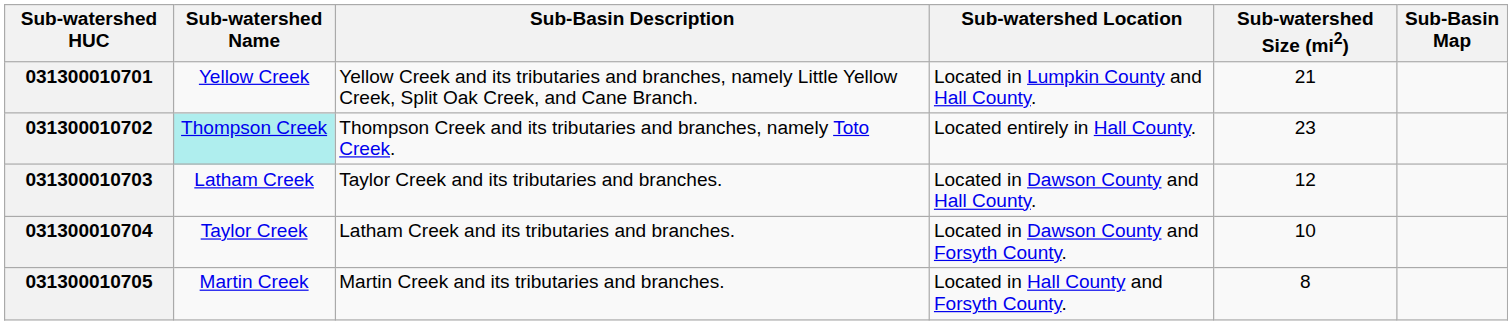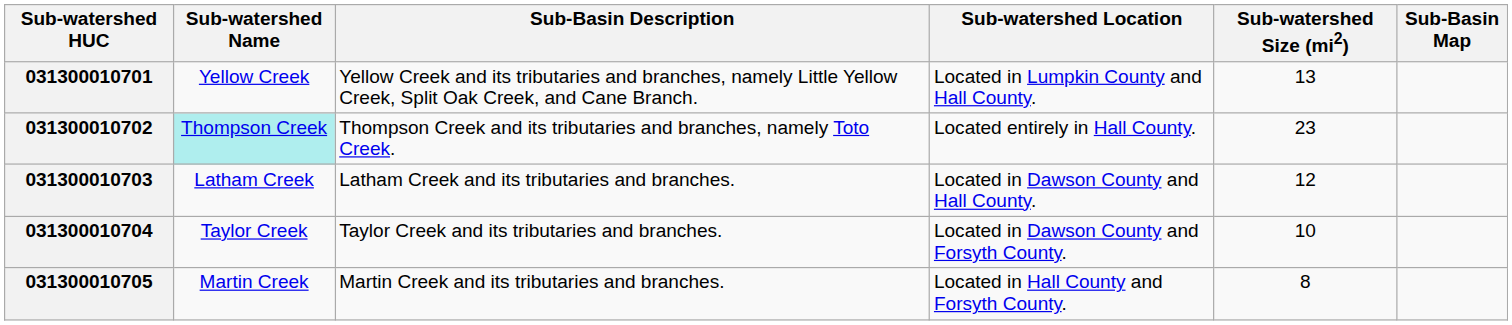(1305, 76) 21 -> (1305, 76) 13
(531, 179) Taylor Creek and its tributaries and branches. -> (537, 179) Latham Creek and its tributaries and branches.
(537, 231) Latham Creek and its tributaries and branches. -> (531, 231) Taylor Creek and its tributaries and branches.
